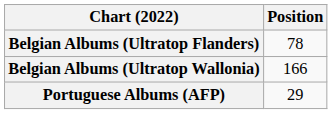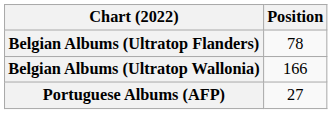(295, 95) 29 -> (295, 95) 27
